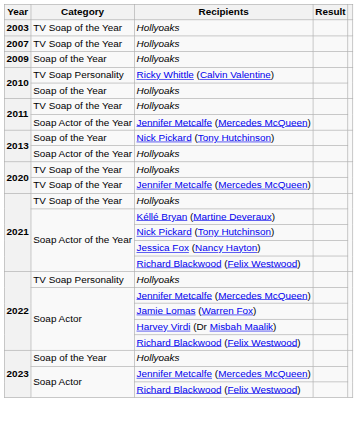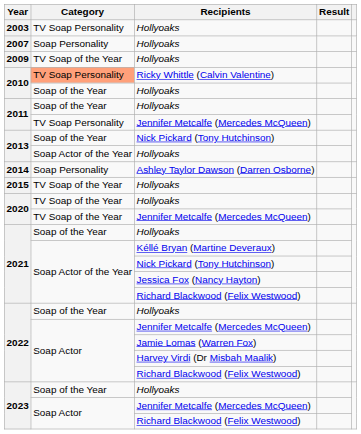(78, 28) TV Soap of the Year -> (78, 28) TV Soap Personality
(78, 43) TV Soap of the Year -> (71, 43) Soap Personality
(70, 59) Soap of the Year -> (78, 59) TV Soap of the Year
(78, 75) no background -> (78, 75) lightsalmon background
(78, 106) TV Soap of the Year -> (70, 106) Soap of the Year
(83, 122) Soap Actor of the Year -> (78, 122) TV Soap Personality
+ row: (18, 169)
+ row: (18, 185)
(78, 201) TV Soap of the Year -> (70, 232) Soap of the Year
(78, 279) TV Soap Personality -> (70, 311) Soap of the Year
